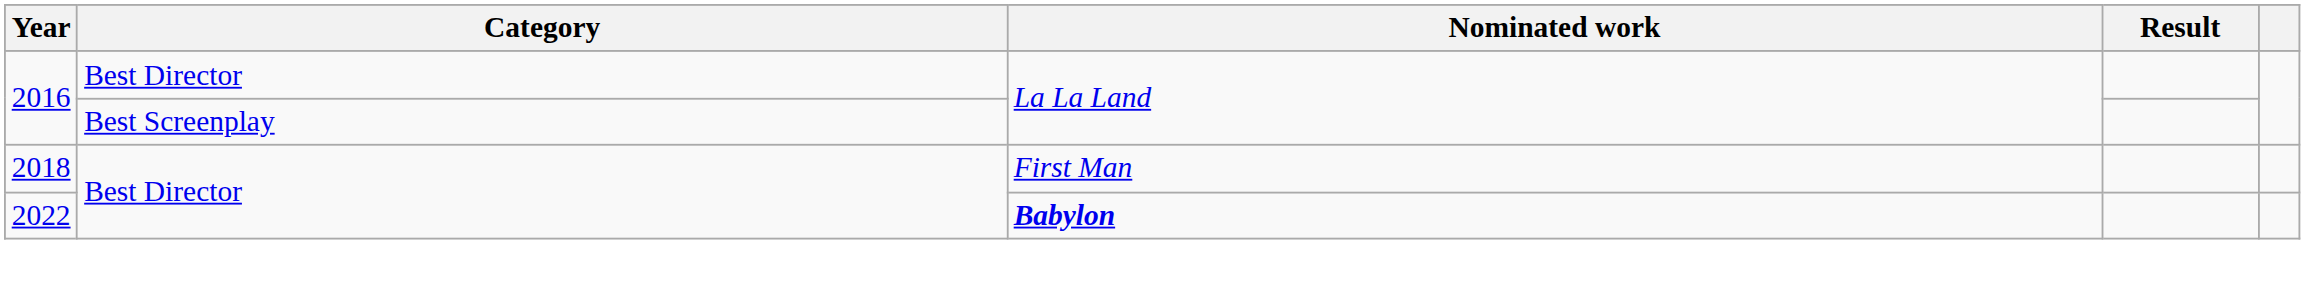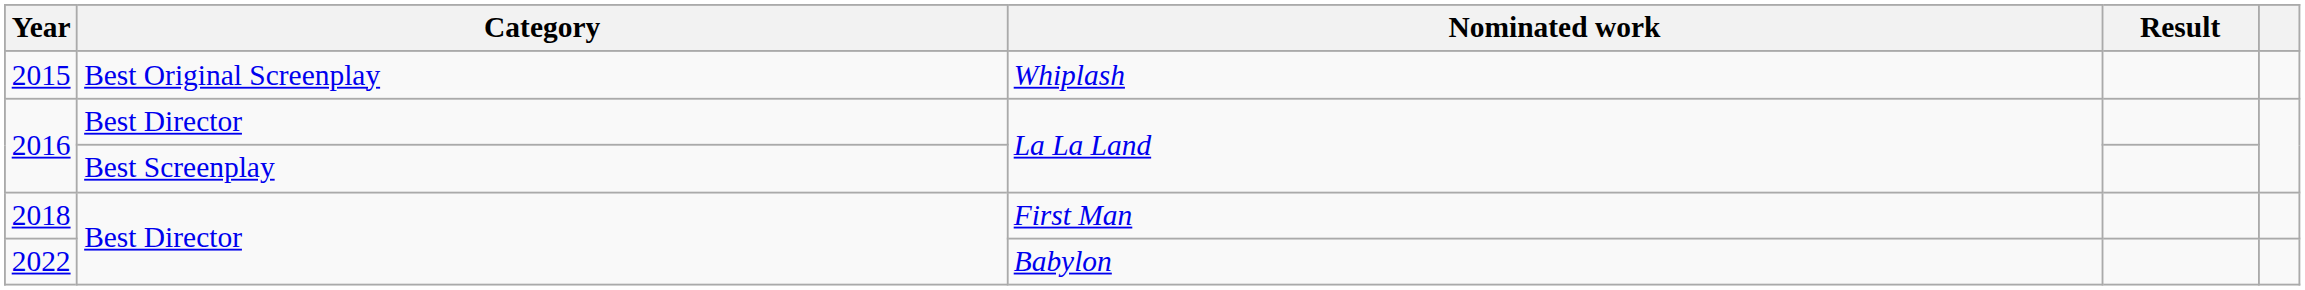+ row: (41, 74)
(1064, 214) bold -> (1063, 261) normal
